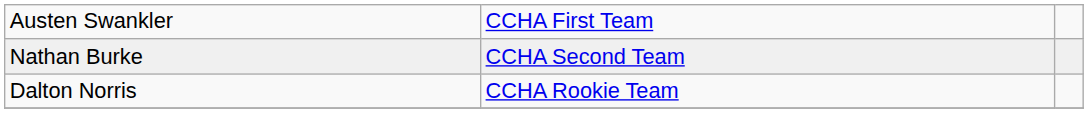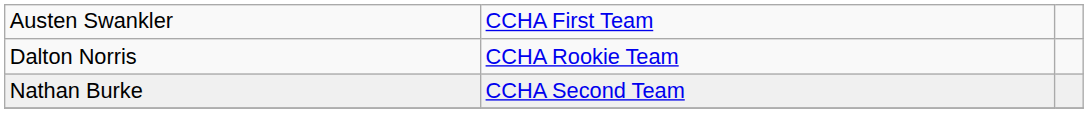rows swapped: (76, 56) <-> (73, 90)
